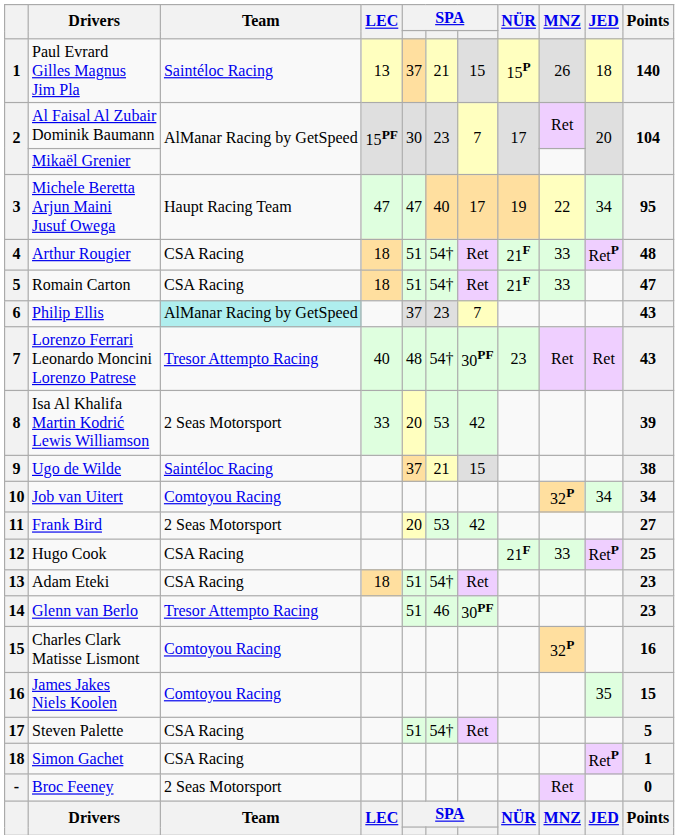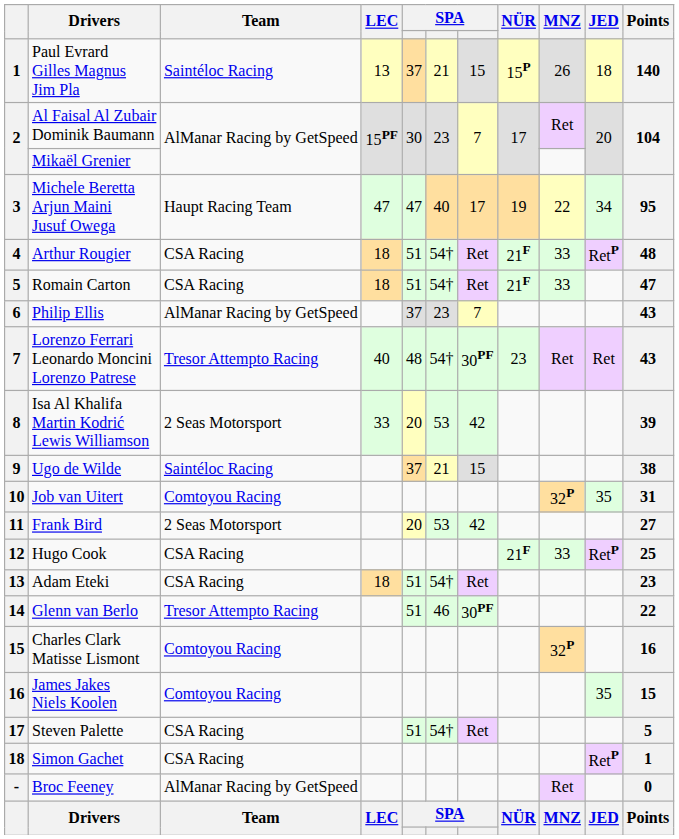(261, 312) paleturquoise background -> (261, 312) no background
(604, 496) 34 -> (604, 496) 35
(648, 496) 34 -> (648, 496) 31
(648, 610) 23 -> (648, 610) 22
(223, 787) 2 Seas Motorsport -> (261, 787) AlManar Racing by GetSpeed
